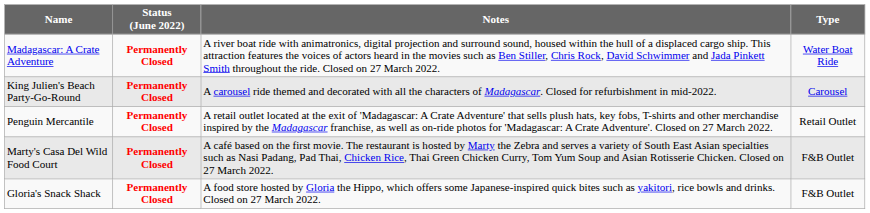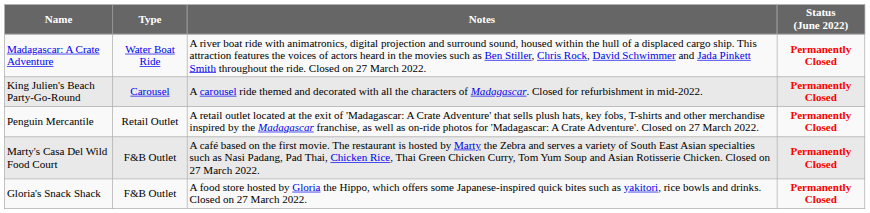columns swapped: (828, 19) <-> (157, 19)
